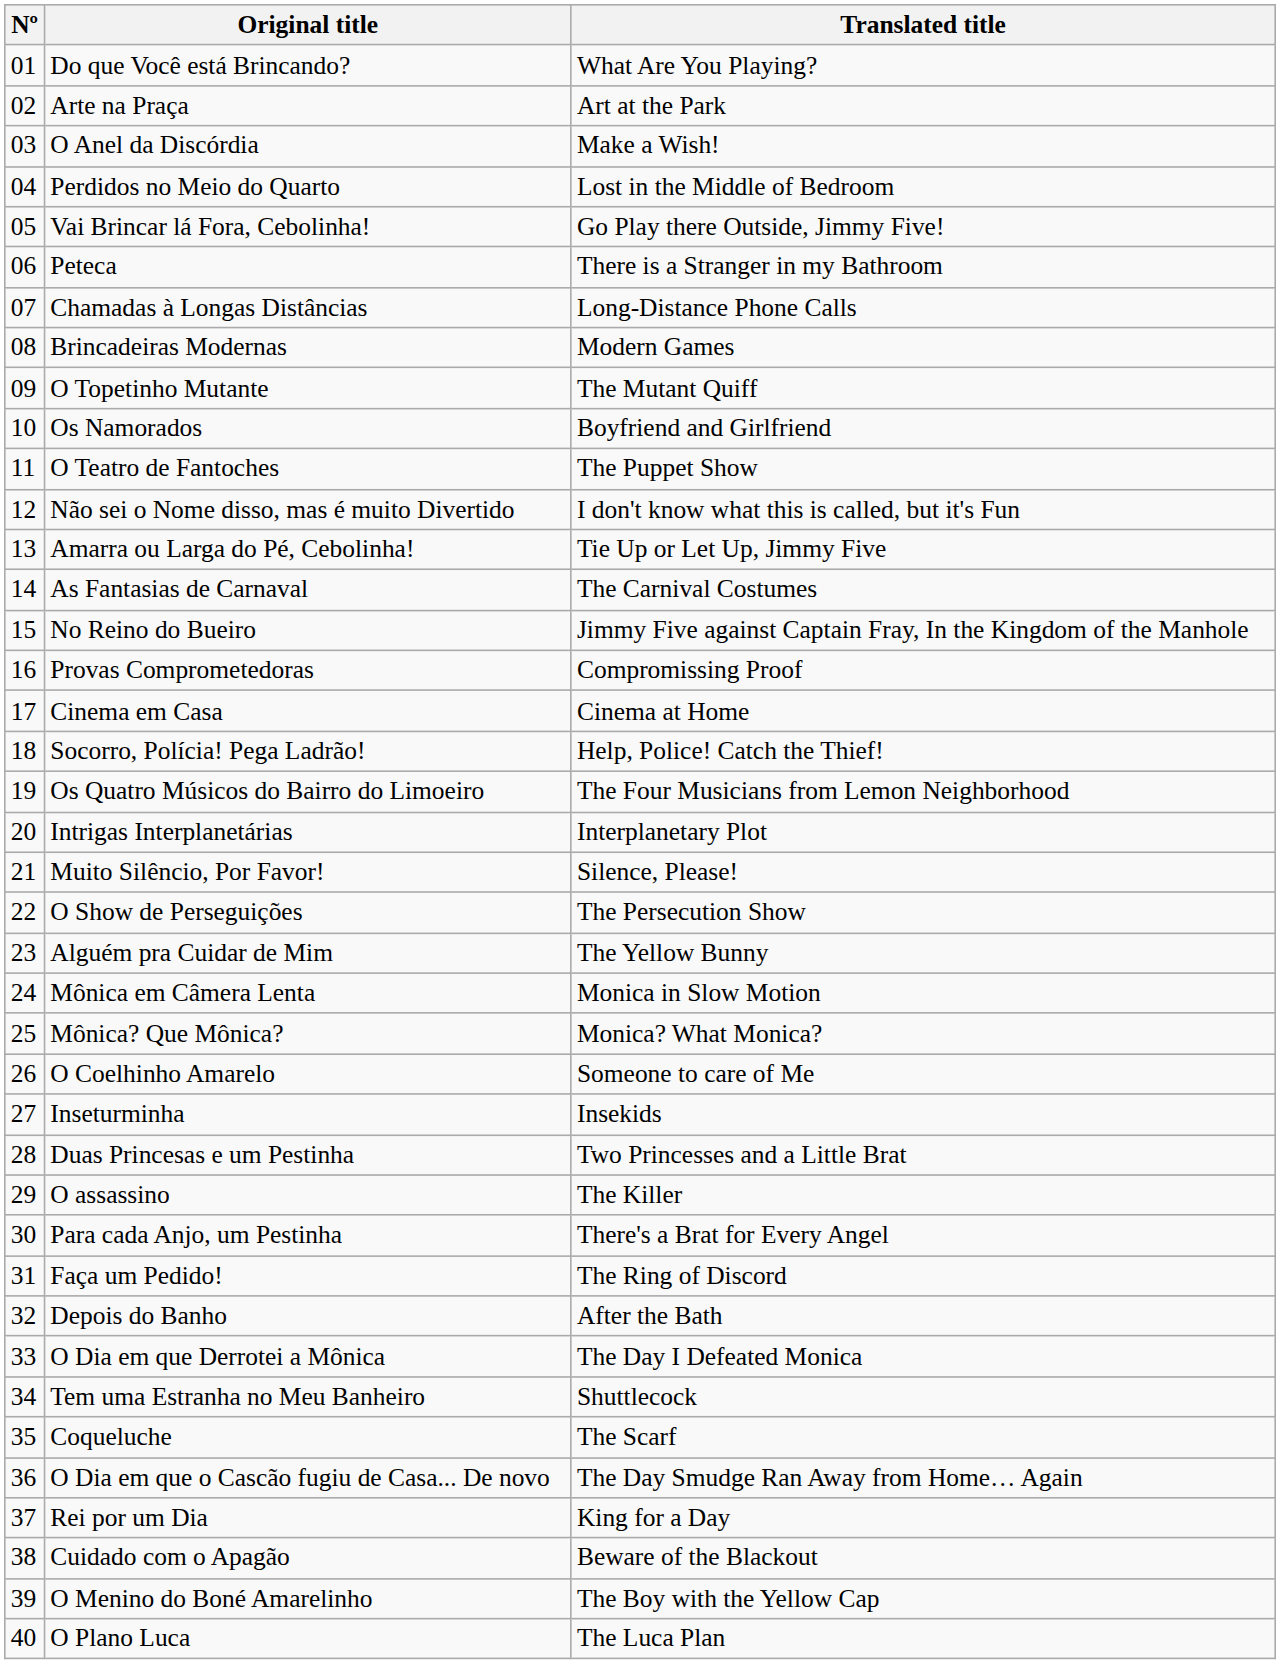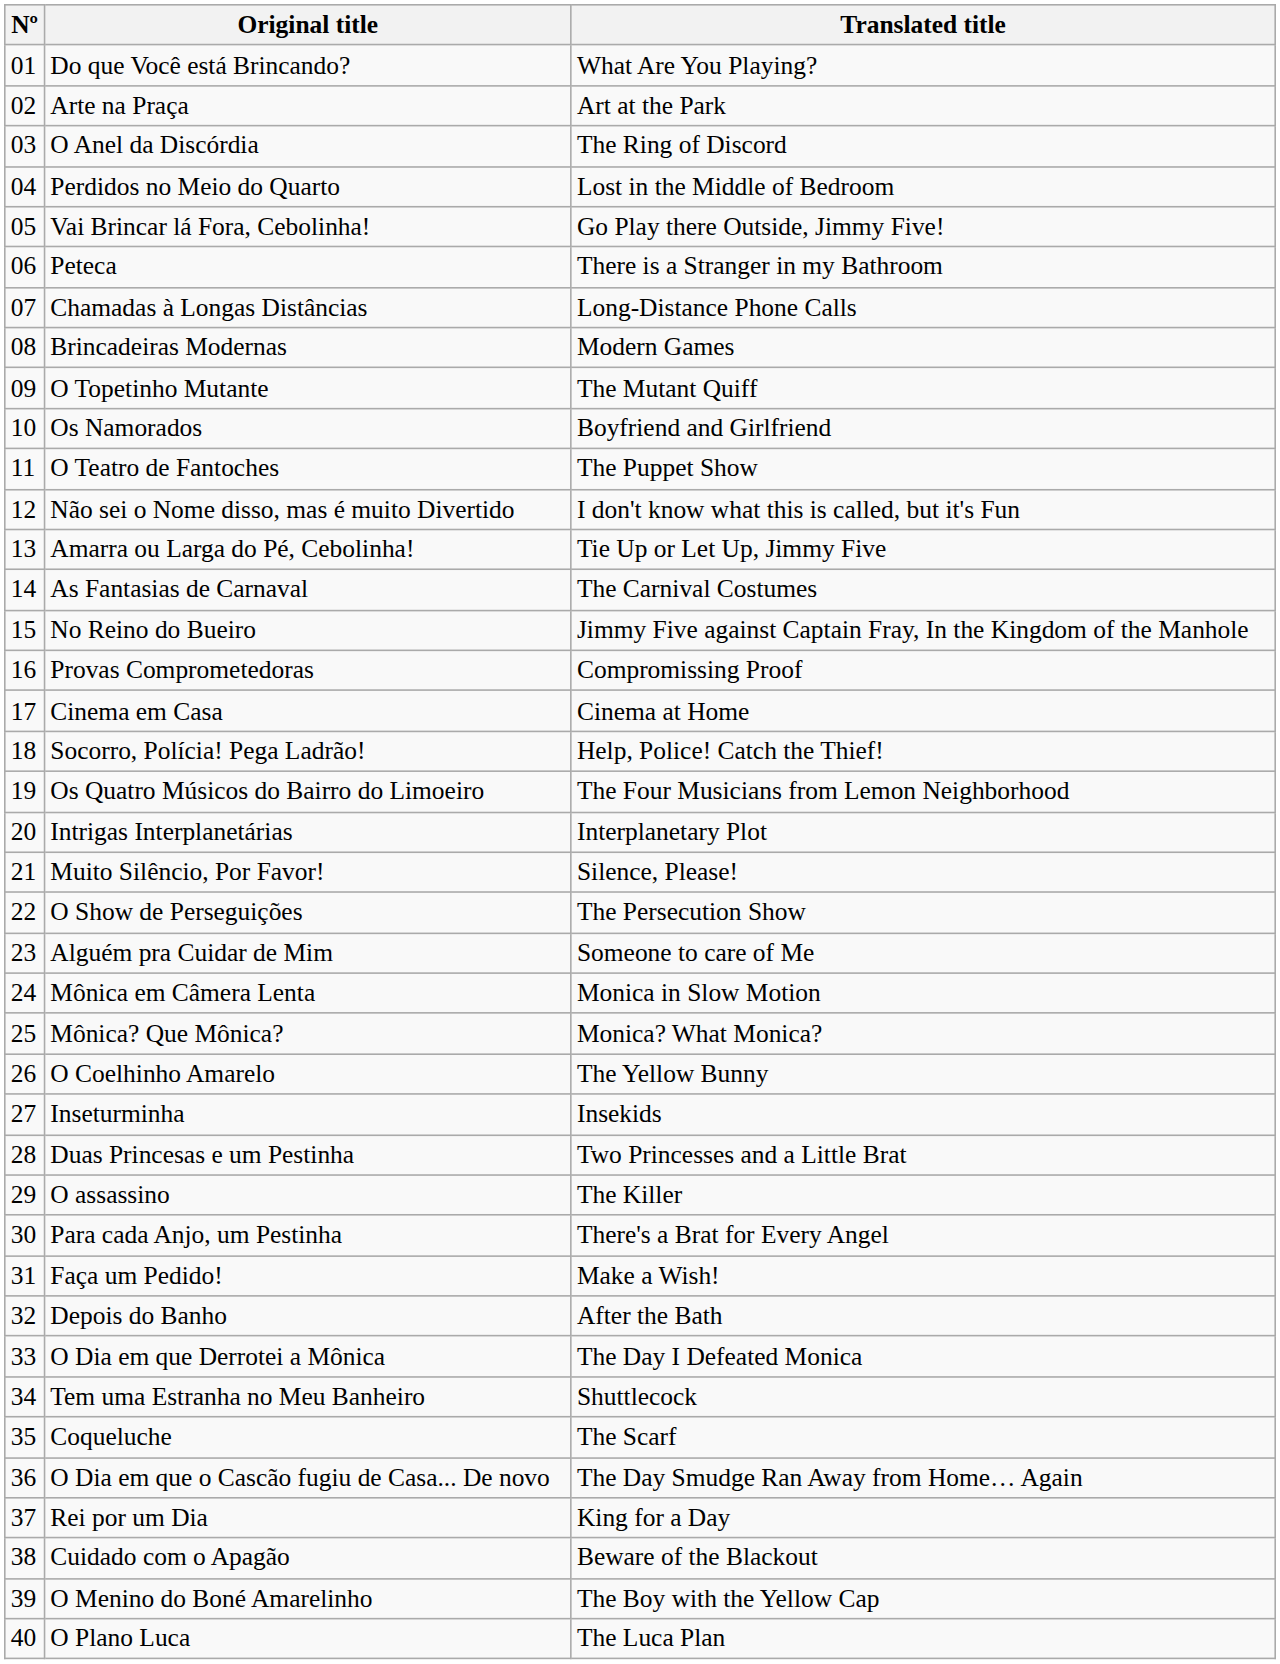(648, 145) Make a Wish! -> (682, 145) The Ring of Discord
(673, 952) The Yellow Bunny -> (696, 952) Someone to care of Me
(696, 1073) Someone to care of Me -> (673, 1073) The Yellow Bunny
(682, 1275) The Ring of Discord -> (648, 1275) Make a Wish!
